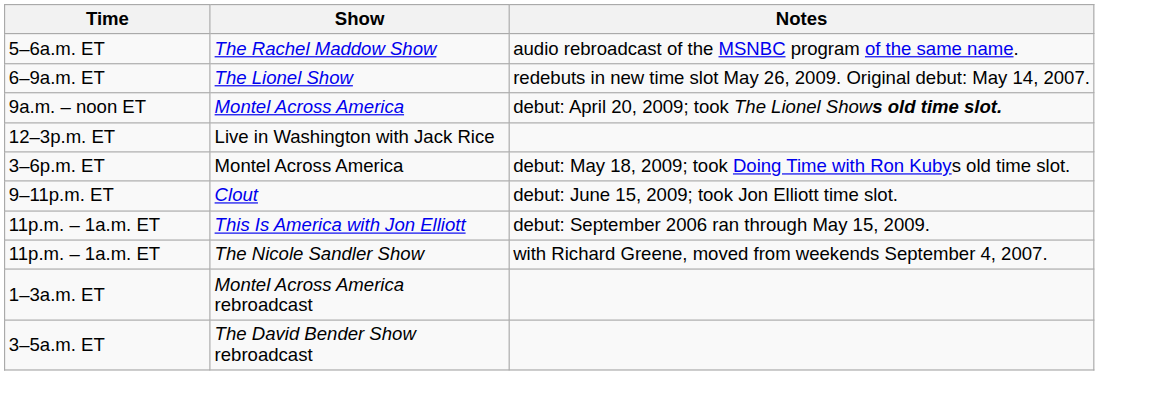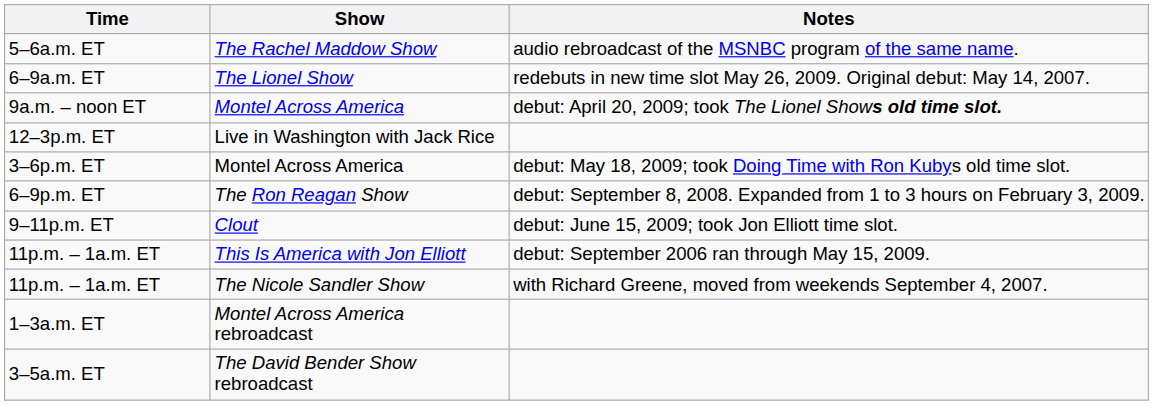+ row: (57, 195)
